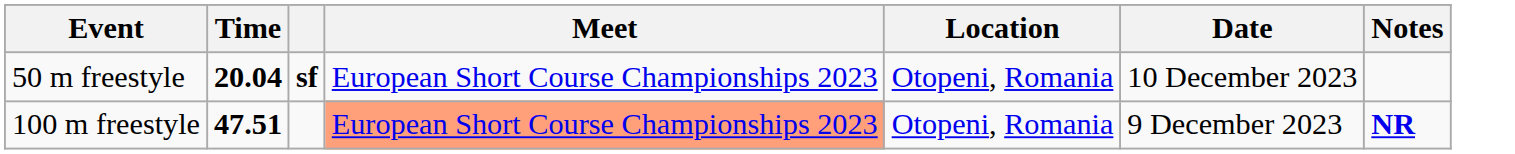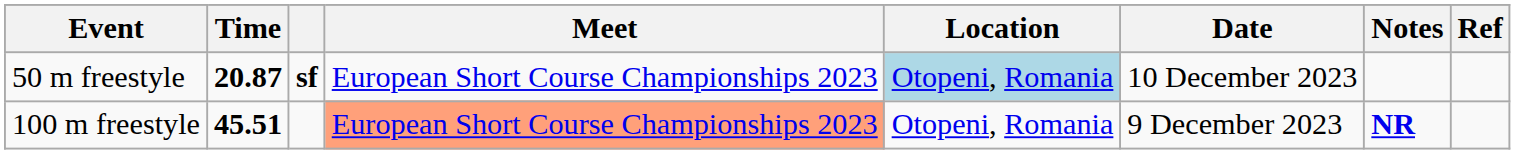+ column: (1480, 28)
(248, 76) 20.04 -> (248, 76) 20.87
(1003, 76) no background -> (1003, 76) lightblue background
(248, 124) 47.51 -> (248, 124) 45.51
